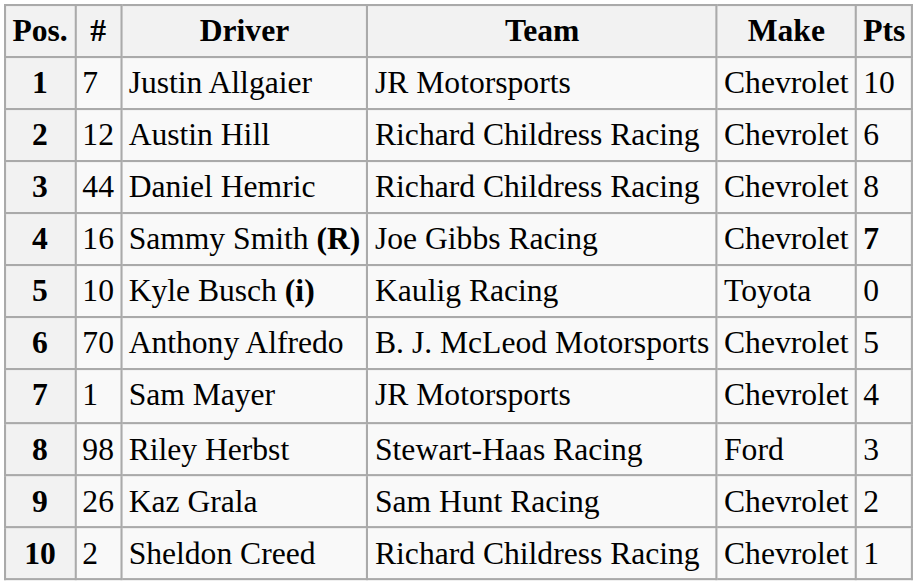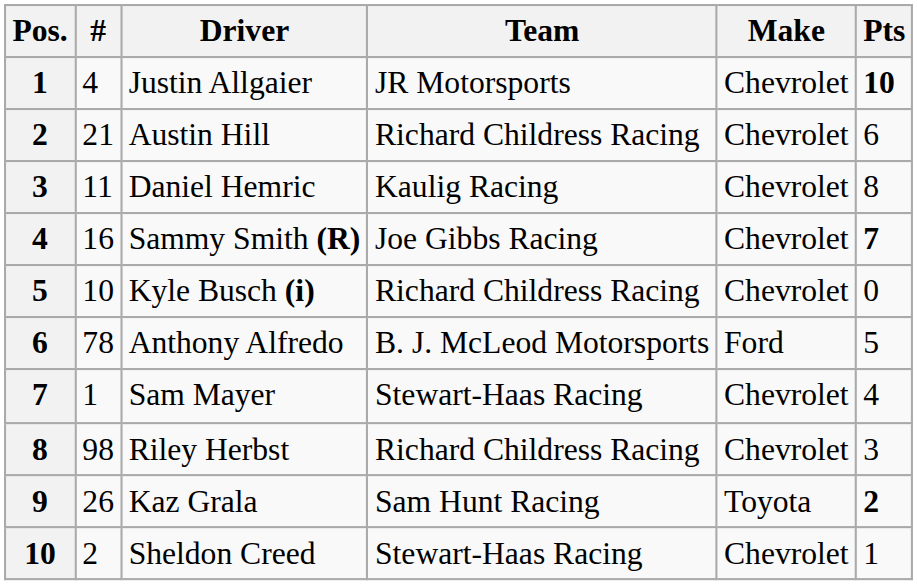(90, 82) 7 -> (90, 82) 4
(879, 82) normal -> (879, 82) bold
(98, 135) 12 -> (98, 135) 21
(98, 187) 44 -> (98, 187) 11
(537, 187) Richard Childress Racing -> (467, 187) Kaulig Racing
(467, 291) Kaulig Racing -> (537, 291) Richard Childress Racing
(768, 291) Toyota -> (786, 291) Chevrolet
(98, 343) 70 -> (98, 343) 78
(786, 343) Chevrolet -> (754, 343) Ford
(473, 395) JR Motorsports -> (509, 395) Stewart-Haas Racing
(509, 447) Stewart-Haas Racing -> (537, 447) Richard Childress Racing
(754, 447) Ford -> (786, 447) Chevrolet
(786, 499) Chevrolet -> (768, 499) Toyota
(871, 499) normal -> (871, 499) bold
(537, 552) Richard Childress Racing -> (509, 552) Stewart-Haas Racing
